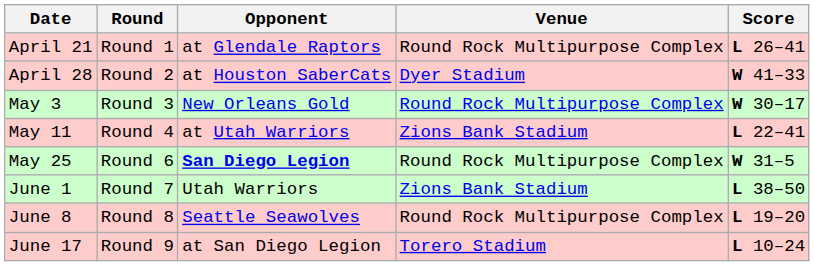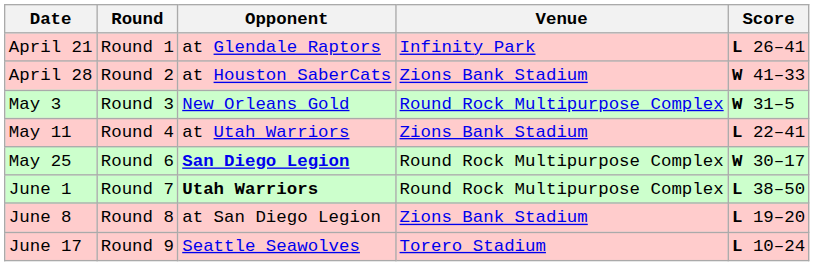(562, 47) Round Rock Multipurpose Complex -> (468, 47) Infinity Park
(462, 76) Dyer Stadium -> (494, 76) Zions Bank Stadium
(769, 104) W 30–17 -> (763, 104) W 31–5
(763, 161) W 31–5 -> (769, 161) W 30–17
(250, 189) normal -> (250, 189) bold
(494, 189) Zions Bank Stadium -> (562, 189) Round Rock Multipurpose Complex
(271, 218) Seattle Seawolves -> (282, 218) at San Diego Legion
(562, 218) Round Rock Multipurpose Complex -> (494, 218) Zions Bank Stadium
(282, 246) at San Diego Legion -> (271, 246) Seattle Seawolves
